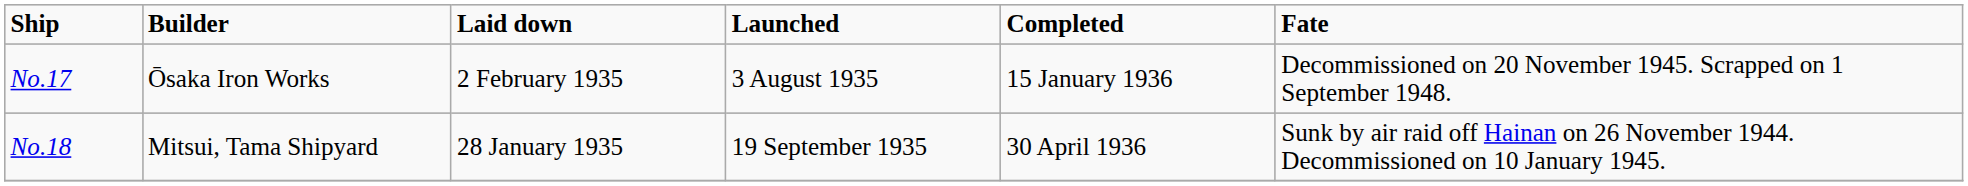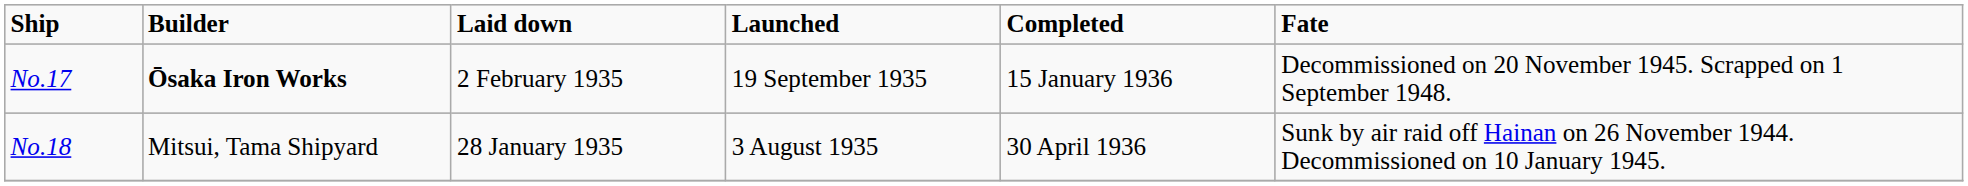(239, 78) normal -> (247, 78) bold
(805, 78) 3 August 1935 -> (829, 78) 19 September 1935
(829, 146) 19 September 1935 -> (805, 146) 3 August 1935
